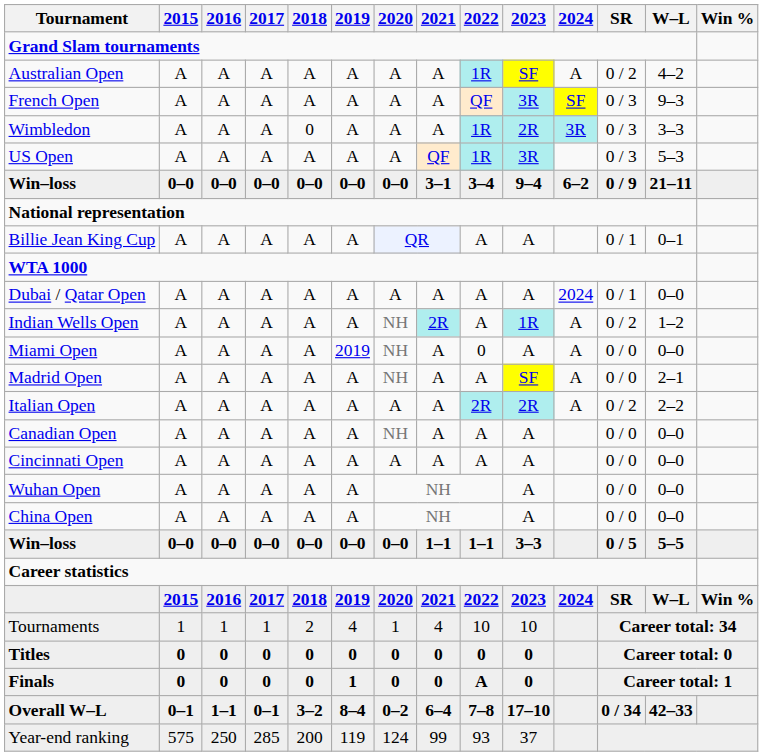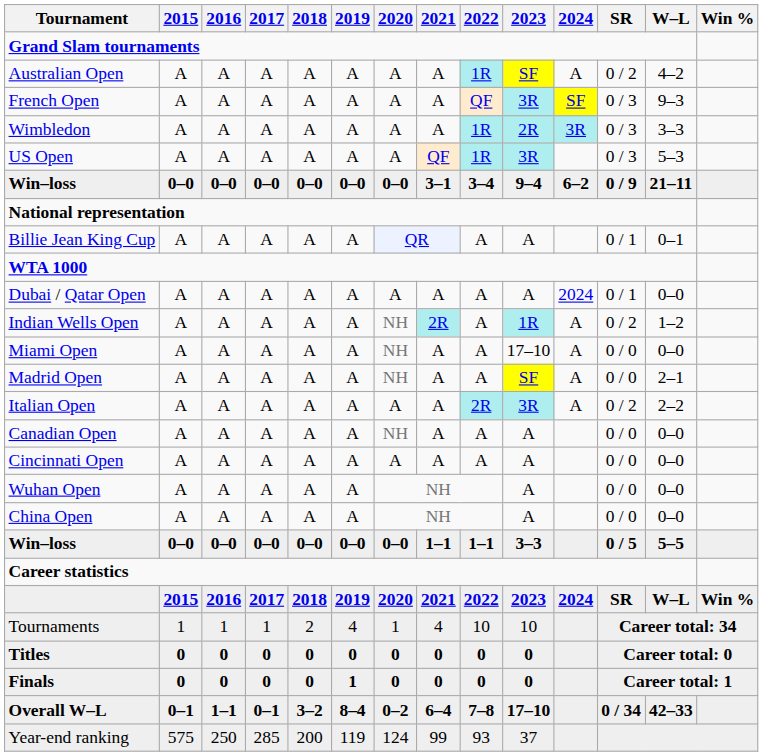(310, 128) 0 -> (310, 128) A
(352, 350) 2019 -> (352, 350) A
(481, 350) 0 -> (481, 350) A
(529, 350) A -> (529, 350) 17–10
(529, 405) 2R -> (529, 405) 3R
(481, 682) A -> (481, 682) 0
